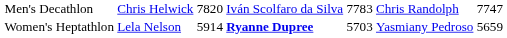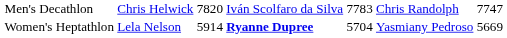(360, 26) 5703 -> (360, 26) 5704
(490, 26) 5659 -> (490, 26) 5669
